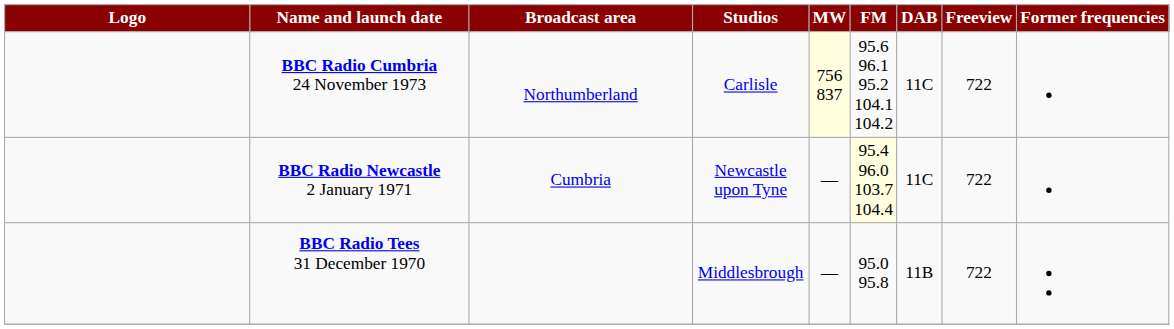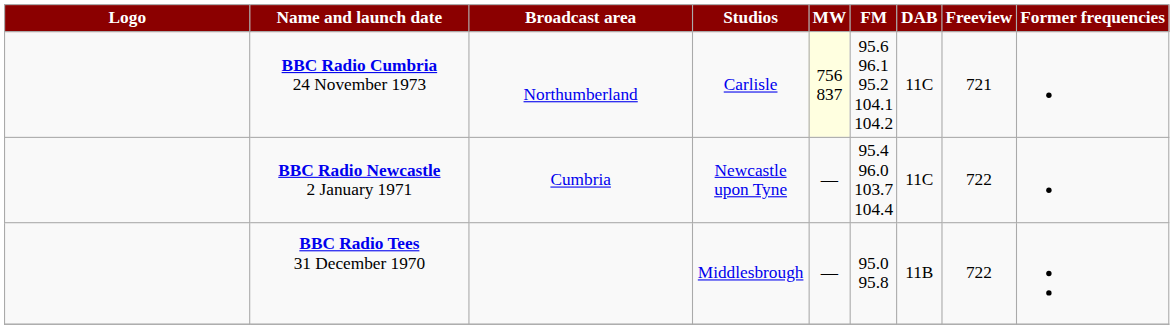(979, 84) 722 -> (979, 84) 721
(874, 179) lightyellow background -> (874, 179) no background
